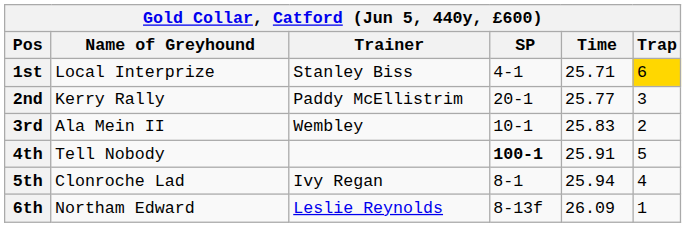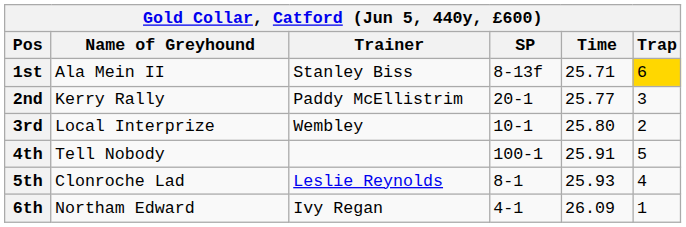(135, 72) Local Interprize -> (110, 72) Ala Mein II
(508, 72) 4-1 -> (518, 72) 8-13f
(110, 127) Ala Mein II -> (135, 127) Local Interprize
(590, 127) 25.83 -> (590, 127) 25.80
(518, 154) bold -> (518, 154) normal
(338, 181) Ivy Regan -> (368, 181) Leslie Reynolds
(590, 181) 25.94 -> (590, 181) 25.93
(368, 208) Leslie Reynolds -> (338, 208) Ivy Regan
(518, 208) 8-13f -> (508, 208) 4-1
